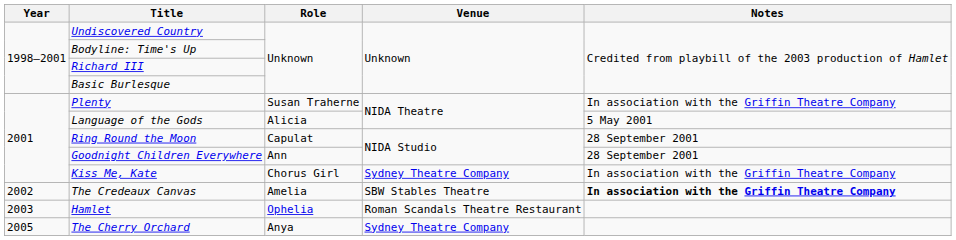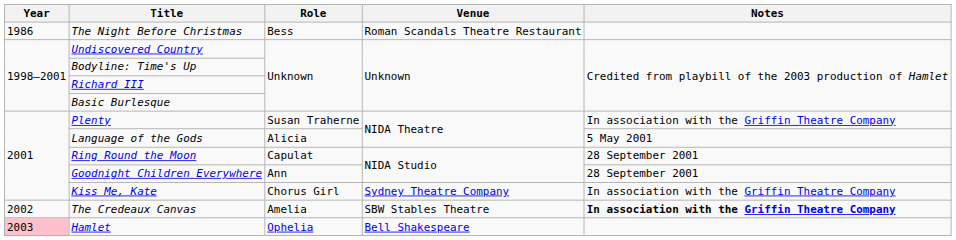+ row: (157, 31)
(20, 209) no background -> (20, 227) pink background
(473, 209) Roman Scandals Theatre Restaurant -> (417, 227) Bell Shakespeare
- row: (131, 227)
